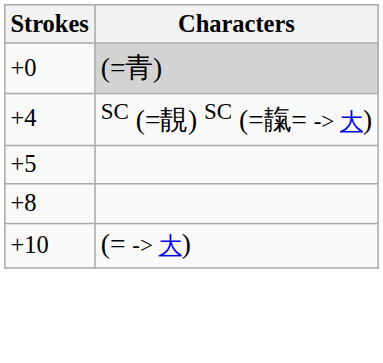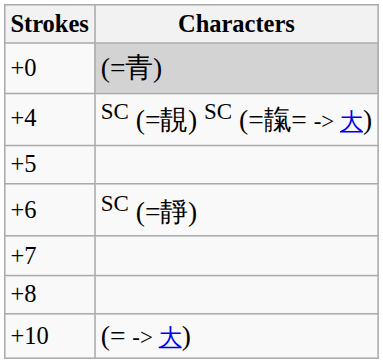+ row: (23, 209)
+ row: (23, 255)
